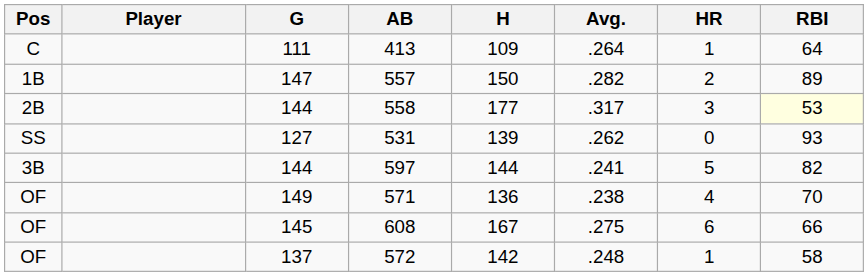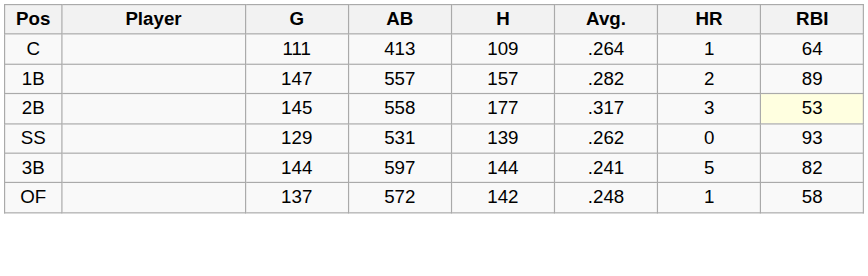(503, 78) 150 -> (503, 78) 157
(297, 108) 144 -> (297, 108) 145
(297, 138) 127 -> (297, 138) 129
- row: (400, 197)
- row: (400, 227)
